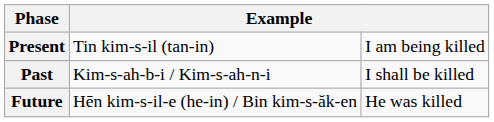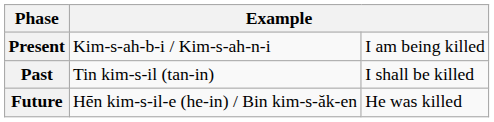(144, 46) Tin kim-s-il (tan-in) -> (172, 46) Kim-s-ah-b-i / Kim-s-ah-n-i
(172, 74) Kim-s-ah-b-i / Kim-s-ah-n-i -> (144, 74) Tin kim-s-il (tan-in)
